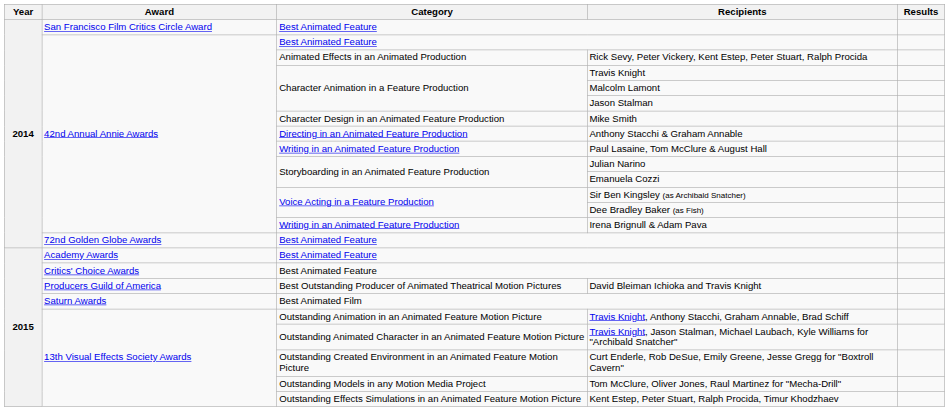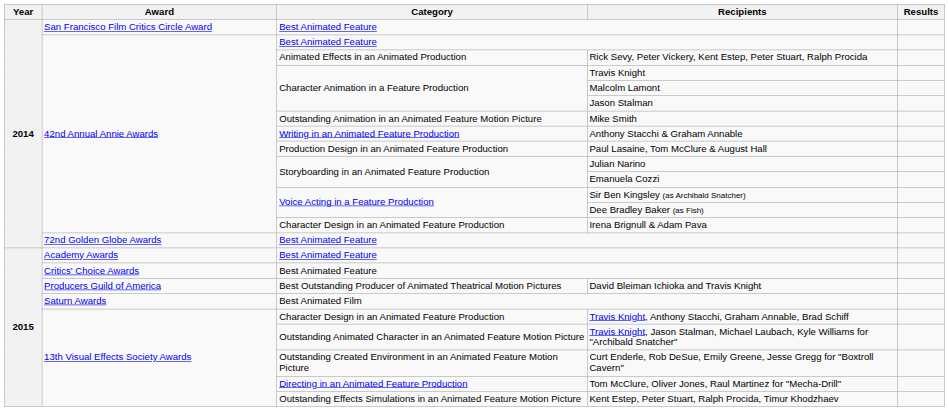(392, 118) Character Design in an Animated Feature Production -> (410, 118) Outstanding Animation in an Animated Feature Motion Picture
(373, 133) Directing in an Animated Feature Production -> (369, 133) Writing in an Animated Feature Production
(369, 149) Writing in an Animated Feature Production -> (394, 149) Production Design in an Animated Feature Production
(369, 225) Writing in an Animated Feature Production -> (392, 225) Character Design in an Animated Feature Production
(410, 316) Outstanding Animation in an Animated Feature Motion Picture -> (392, 316) Character Design in an Animated Feature Production
(382, 383) Outstanding Models in any Motion Media Project -> (373, 383) Directing in an Animated Feature Production
